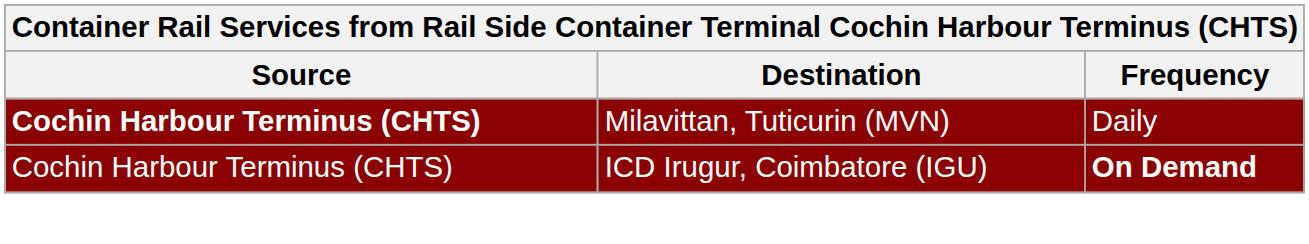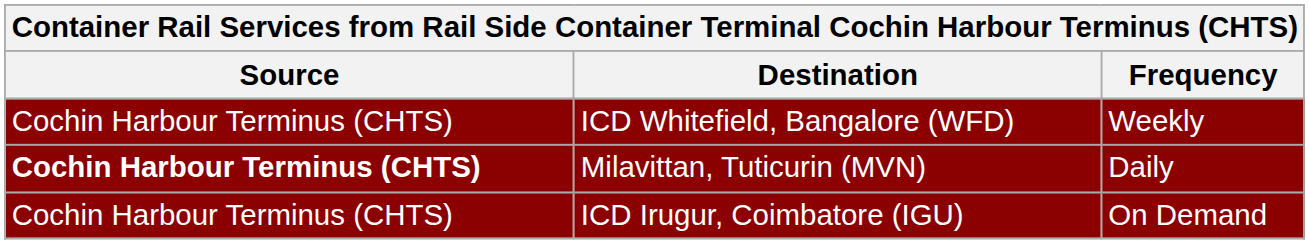+ row: (798, 121)
(1174, 167) bold -> (1188, 214) normal
